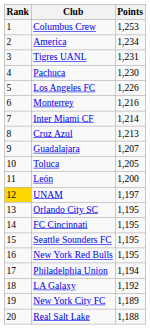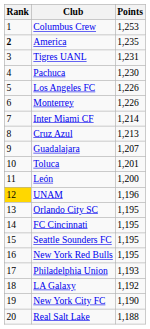(9, 42) normal -> (9, 42) bold
(128, 42) 1,234 -> (128, 42) 1,235
(128, 103) 1,216 -> (128, 103) 1,226
(128, 164) 1,205 -> (128, 164) 1,201
(128, 194) 1,197 -> (128, 194) 1,196
(128, 270) 1,194 -> (128, 270) 1,193
(128, 301) 1,189 -> (128, 301) 1,190
